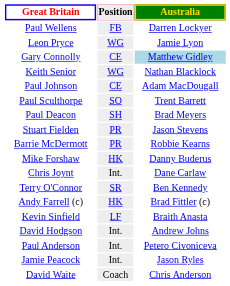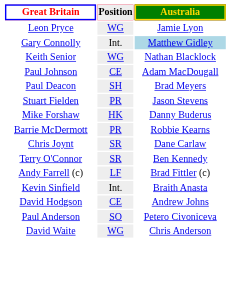- row: (51, 28)
(116, 57) CE -> (116, 42) Int.
- row: (51, 100)
rows swapped: (51, 158) <-> (51, 144)
(116, 173) Int. -> (116, 144) SR
(116, 202) HK -> (116, 173) LF
(116, 216) LF -> (116, 187) Int.
(116, 231) Int. -> (116, 202) CE
(116, 245) Int. -> (116, 216) SO
- row: (51, 260)
(116, 274) Coach -> (116, 231) WG
